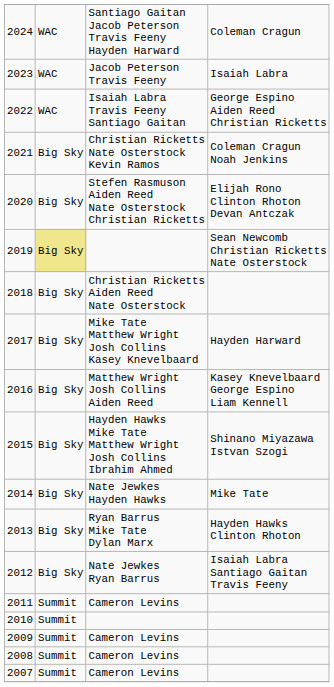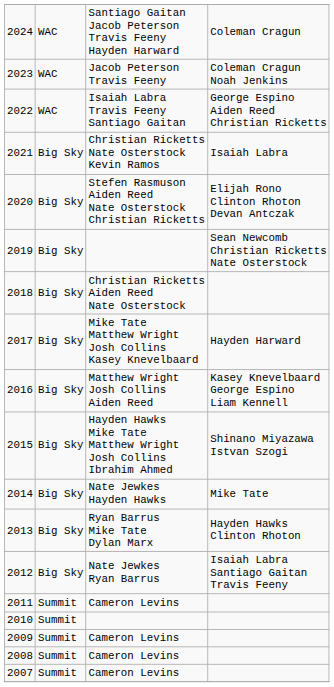(249, 74) Isaiah Labra -> (256, 74) Coleman Cragun Noah Jenkins
(256, 153) Coleman Cragun Noah Jenkins -> (249, 153) Isaiah Labra
(61, 251) khaki background -> (61, 251) no background
